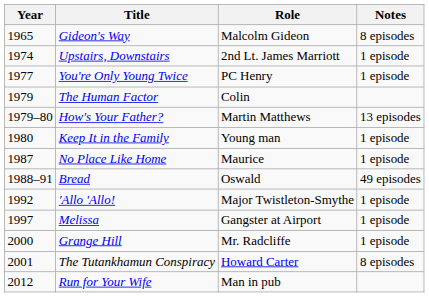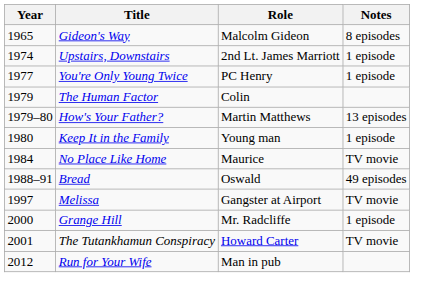(20, 158) 1987 -> (20, 158) 1984
(385, 158) 1 episode -> (372, 158) TV movie
- row: (87, 199)
(385, 220) 1 episode -> (372, 199) TV movie
(387, 261) 8 episodes -> (372, 240) TV movie
